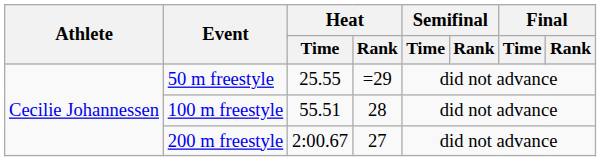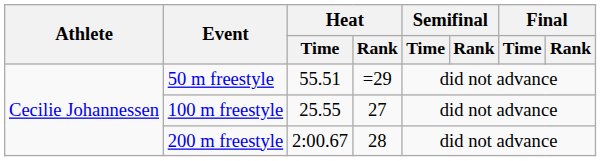(320, 79) 25.55 -> (320, 79) 55.51
(320, 110) 55.51 -> (320, 110) 25.55
(377, 110) 28 -> (377, 110) 27
(377, 141) 27 -> (377, 141) 28
